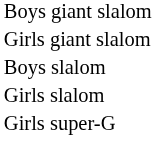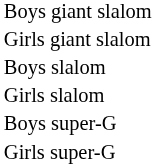+ row: (60, 123)
